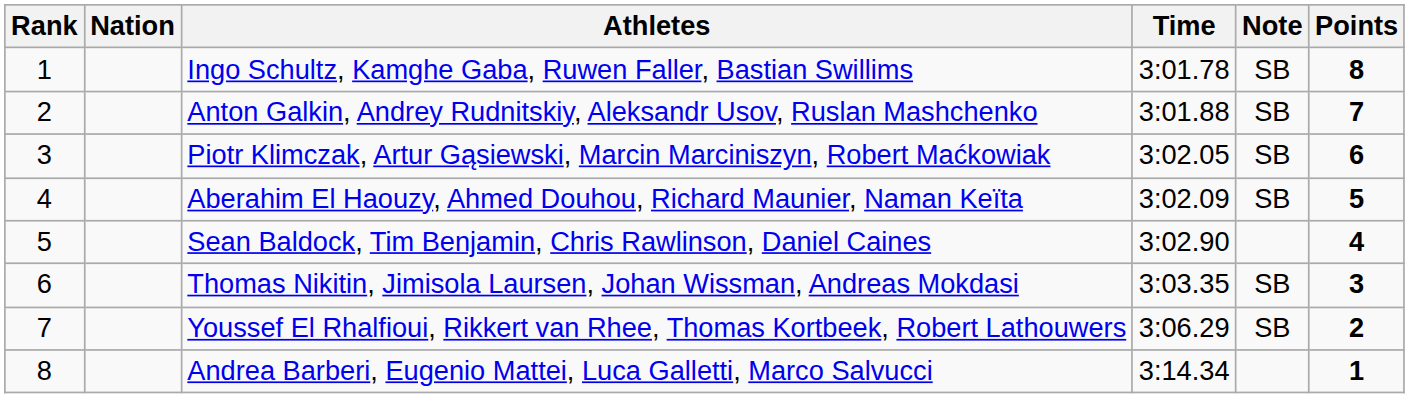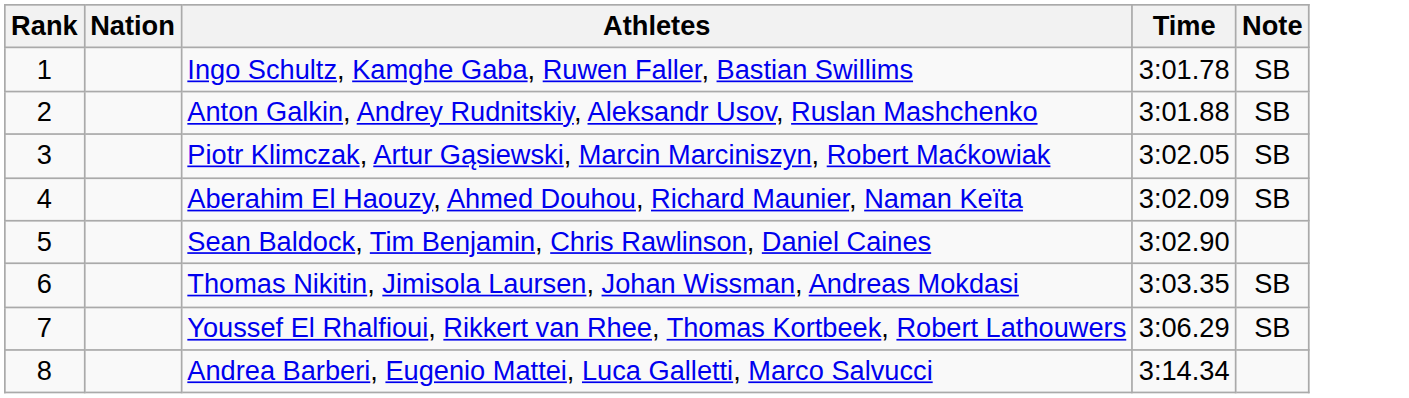- column: (1357, 26)
